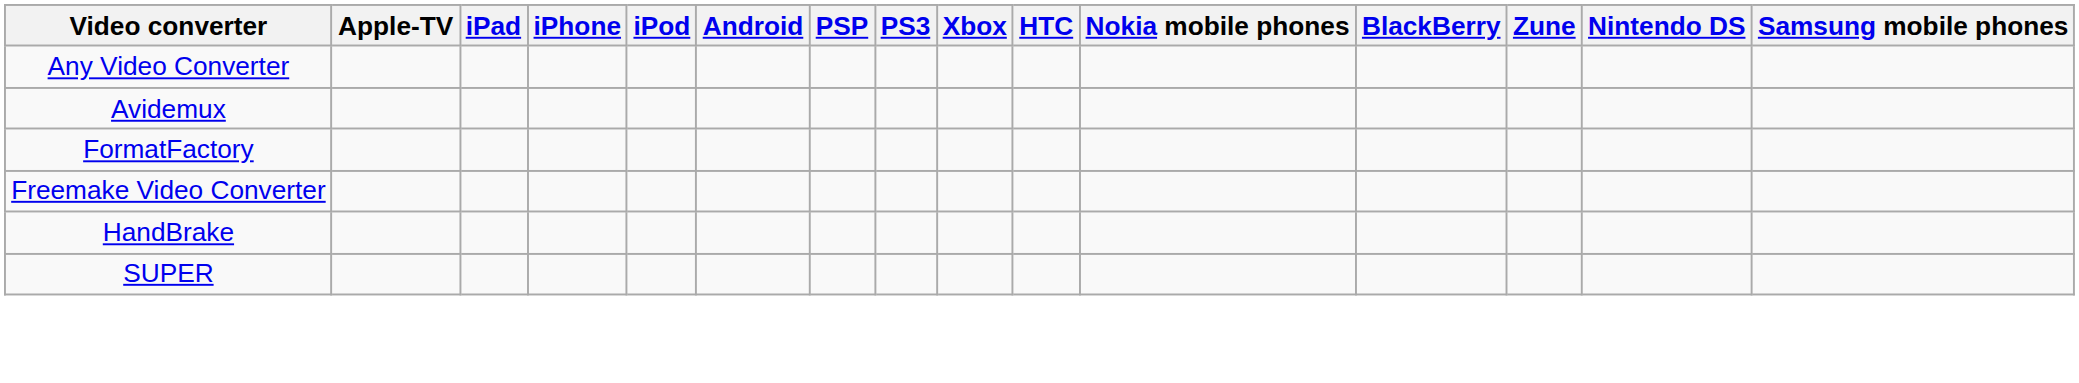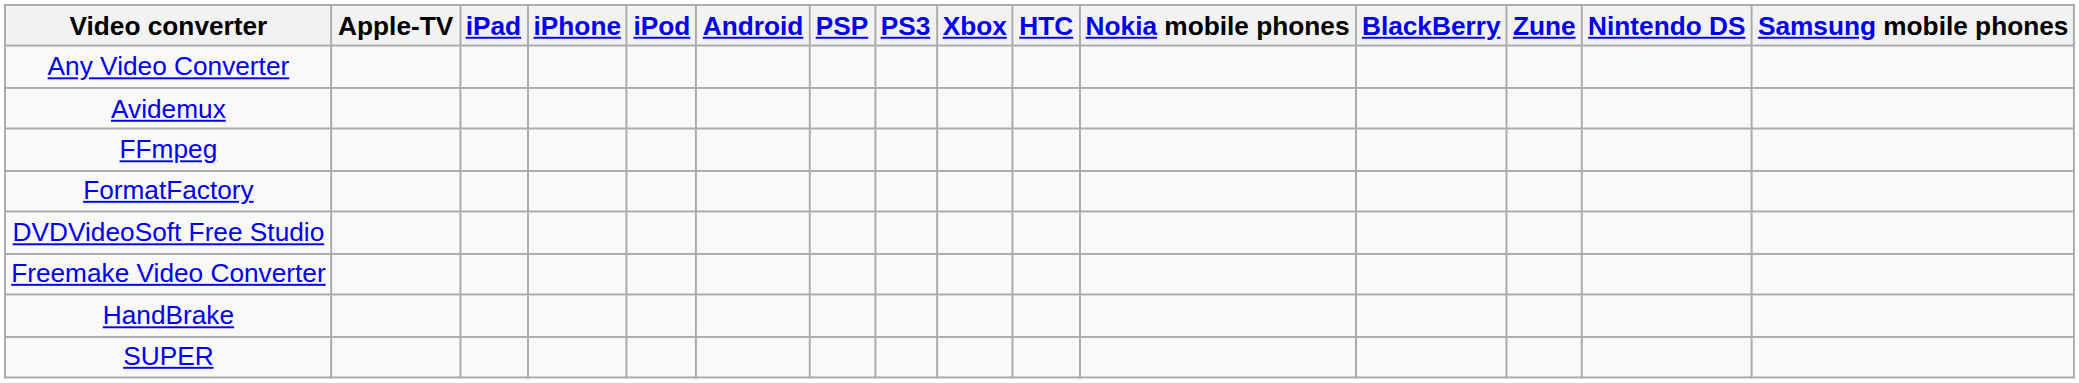+ row: (168, 149)
+ row: (168, 232)
